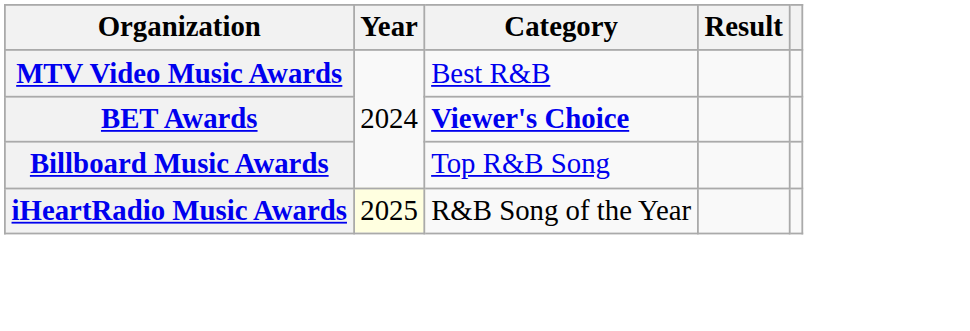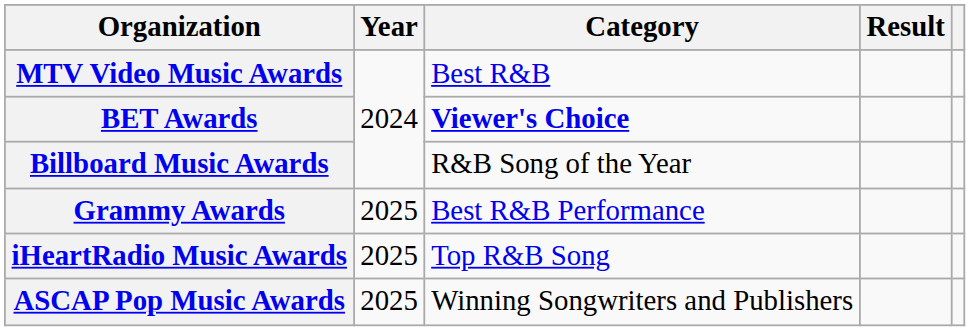(521, 164) Top R&B Song -> (561, 164) R&B Song of the Year
+ row: (179, 210)
(389, 210) lightyellow background -> (389, 255) no background
(561, 210) R&B Song of the Year -> (521, 255) Top R&B Song
+ row: (179, 301)
